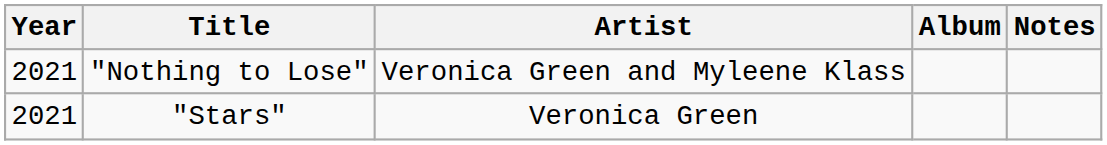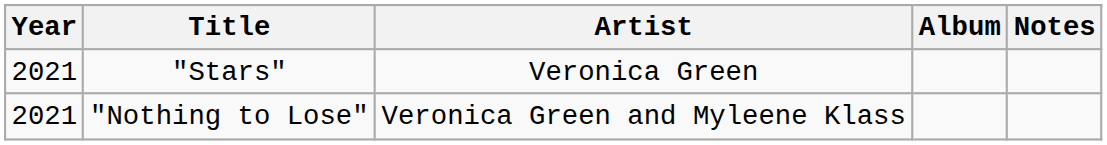rows swapped: (229, 116) <-> (229, 72)
